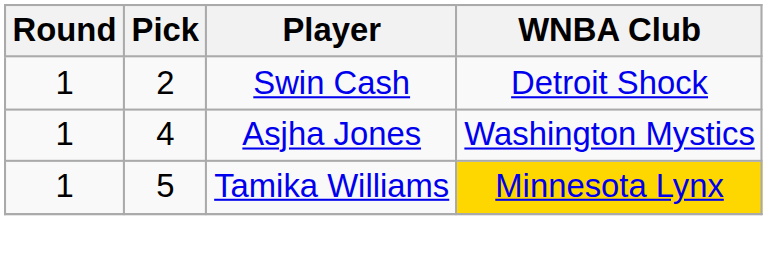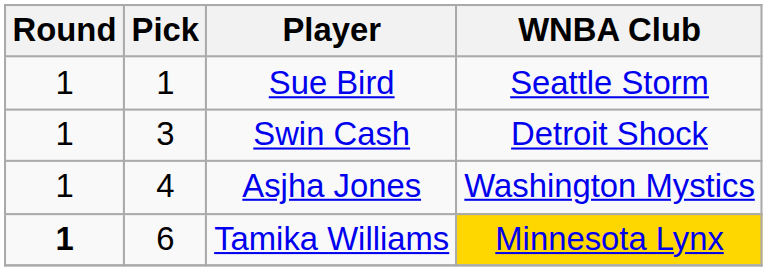+ row: (332, 82)
(165, 82) 2 -> (165, 134) 3
(65, 186) normal -> (65, 238) bold
(165, 186) 5 -> (165, 238) 6
